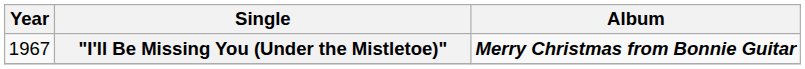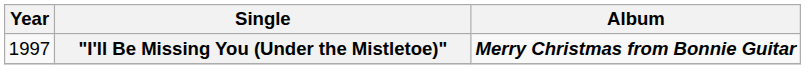(30, 48) 1967 -> (30, 48) 1997
